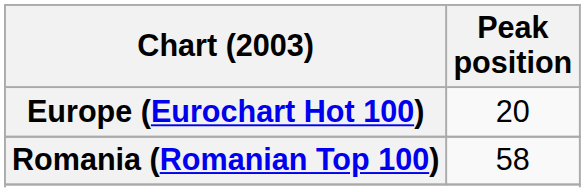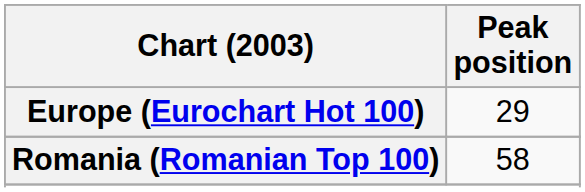(513, 111) 20 -> (513, 111) 29
